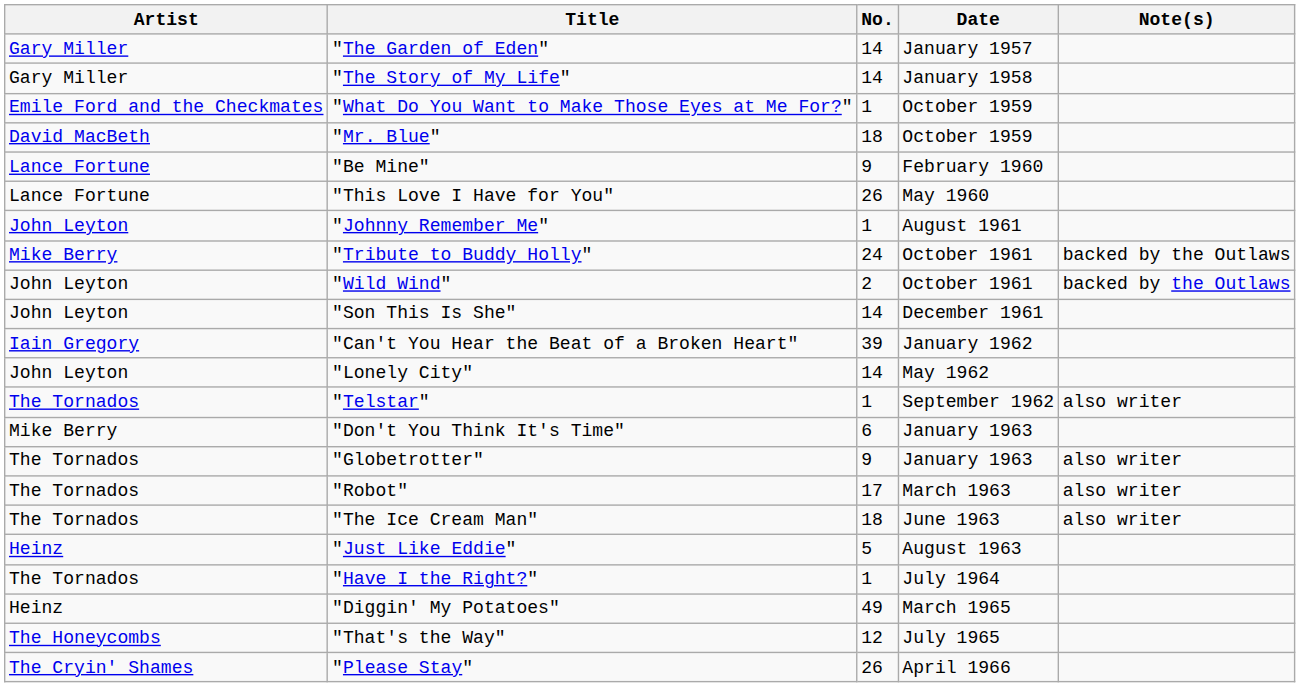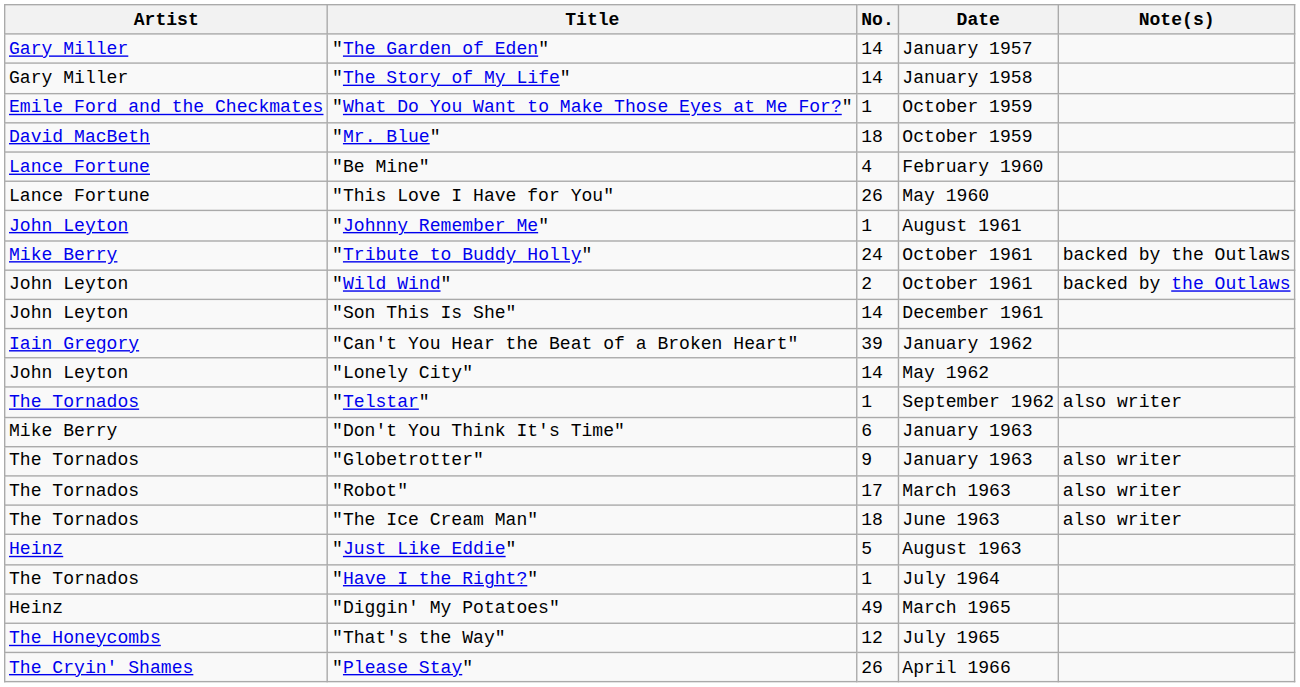(867, 167) 9 -> (867, 167) 4
